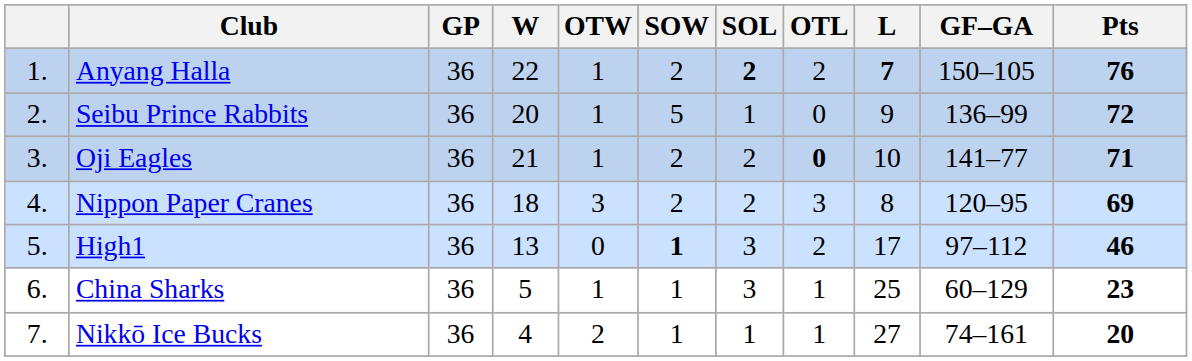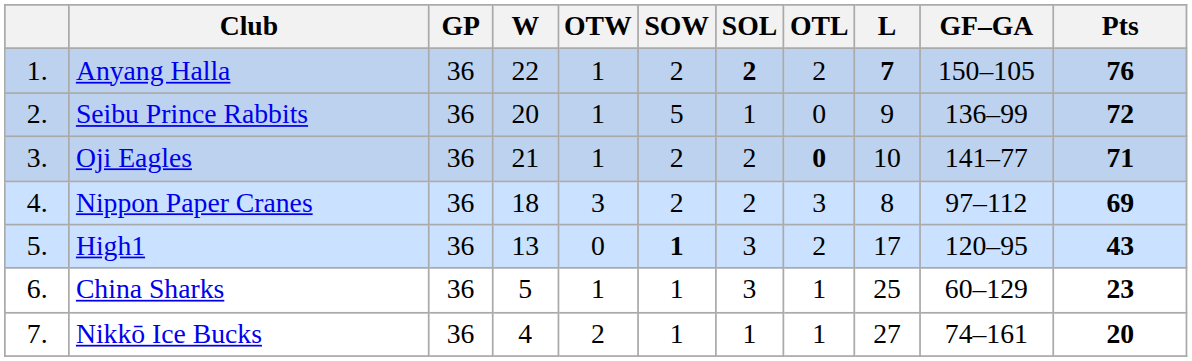(986, 202) 120–95 -> (986, 202) 97–112
(986, 245) 97–112 -> (986, 245) 120–95
(1120, 245) 46 -> (1120, 245) 43
